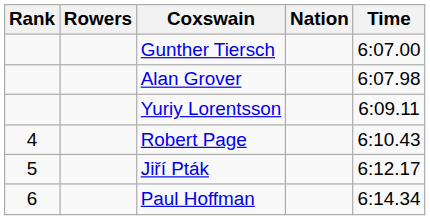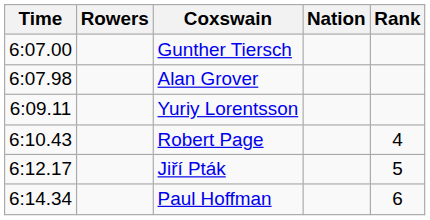columns swapped: (32, 19) <-> (389, 19)
